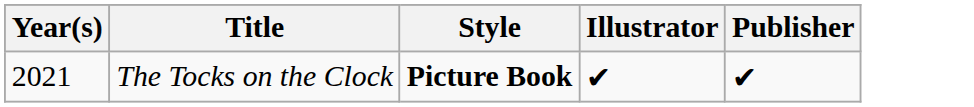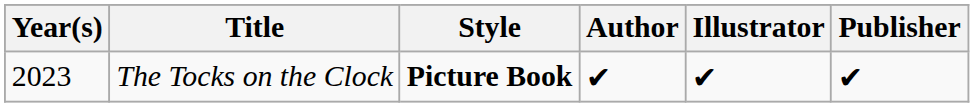+ column: (632, 28)
(42, 76) 2021 -> (42, 76) 2023
